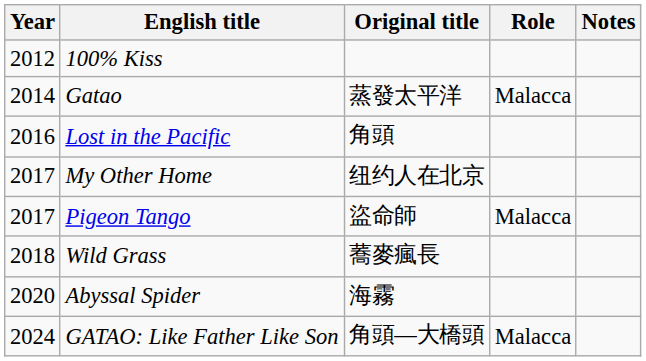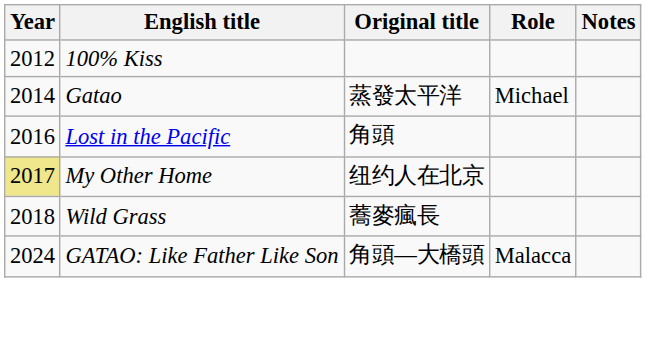(533, 96) Malacca -> (532, 96) Michael
(32, 176) no background -> (32, 176) khaki background
- row: (128, 216)
- row: (133, 296)
